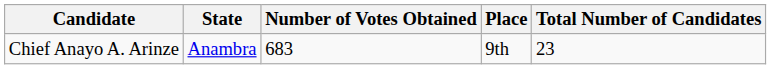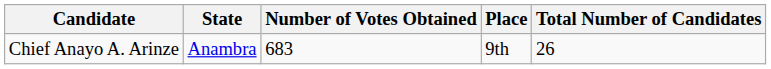(545, 48) 23 -> (545, 48) 26
